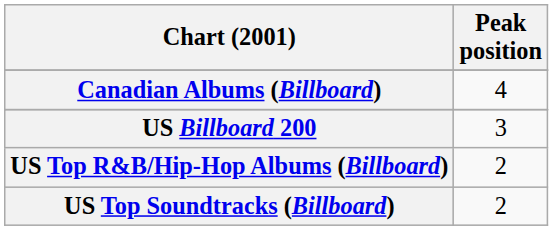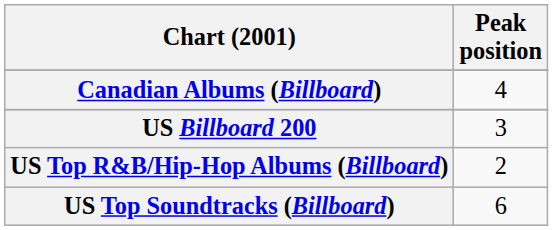(501, 205) 2 -> (501, 205) 6
